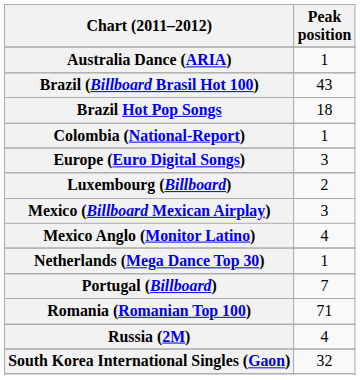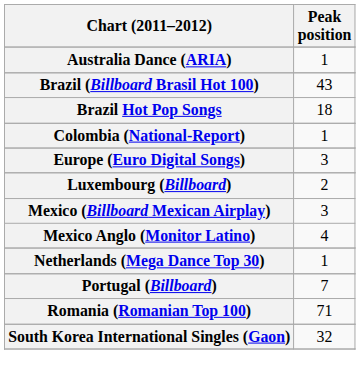- row: (149, 336)
